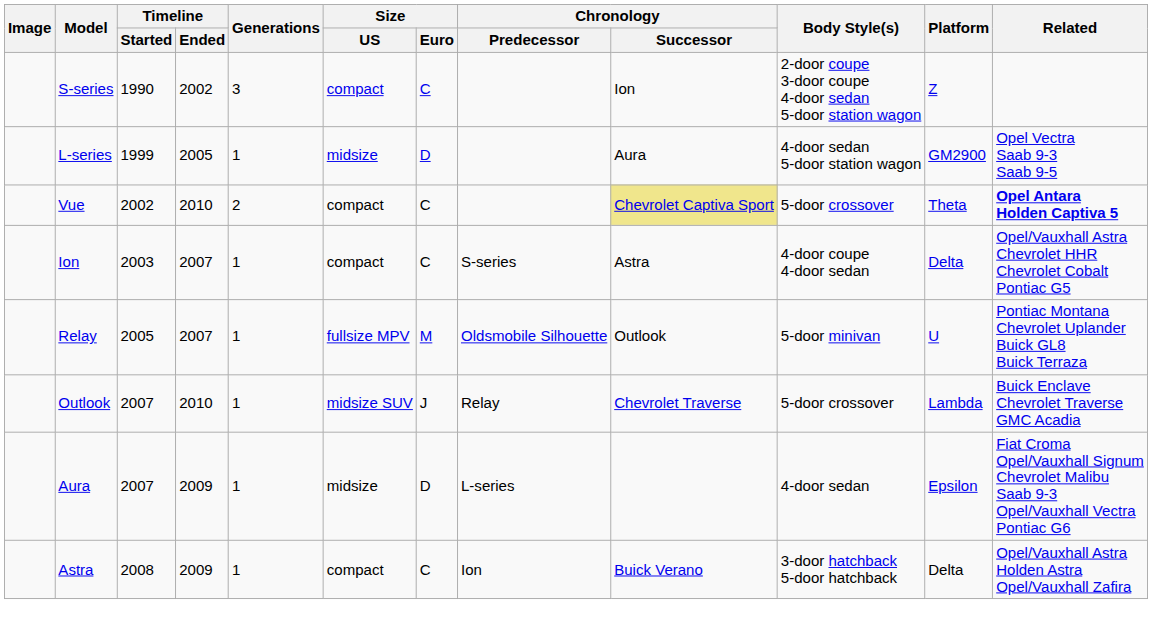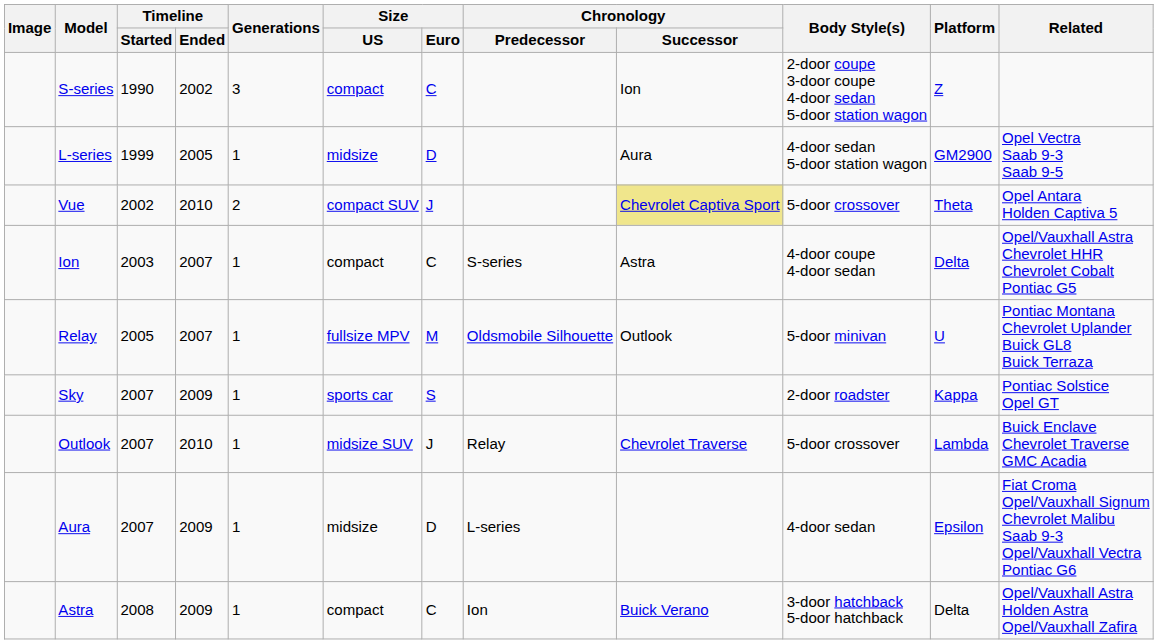(355, 204) compact -> (373, 204) compact SUV
(425, 204) C -> (429, 204) J
(1057, 204) bold -> (1060, 204) normal
+ row: (71, 394)
